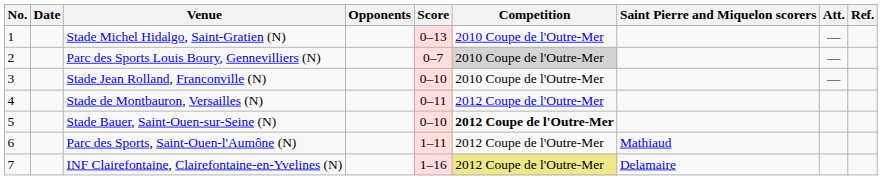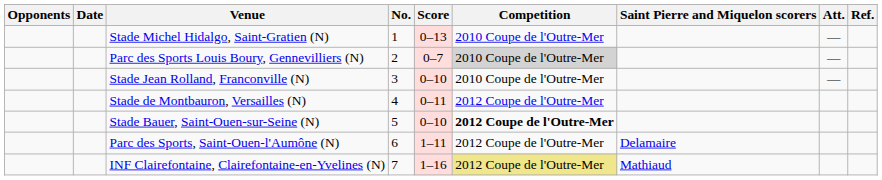columns swapped: (17, 15) <-> (380, 15)
(646, 143) Mathiaud -> (648, 143) Delamaire
(648, 164) Delamaire -> (646, 164) Mathiaud
